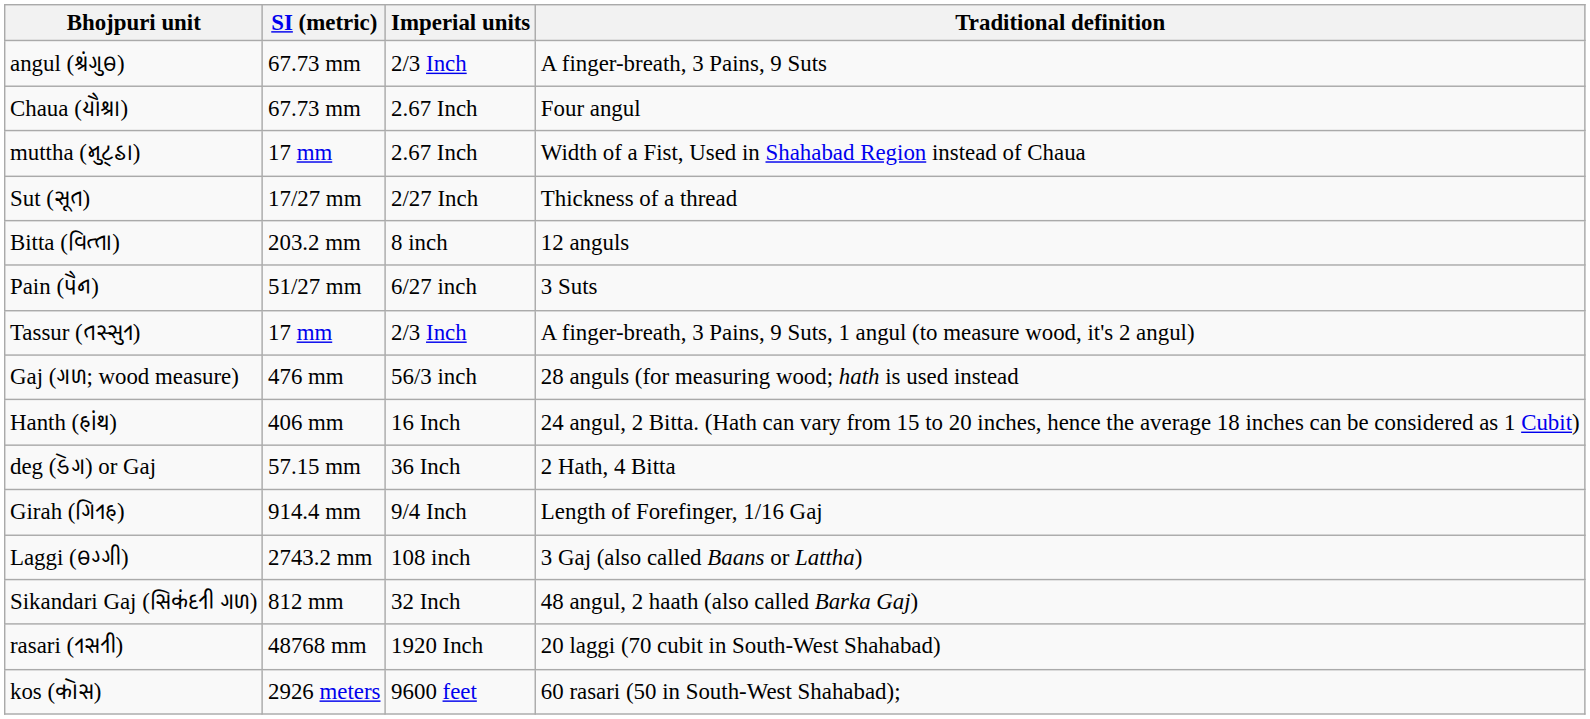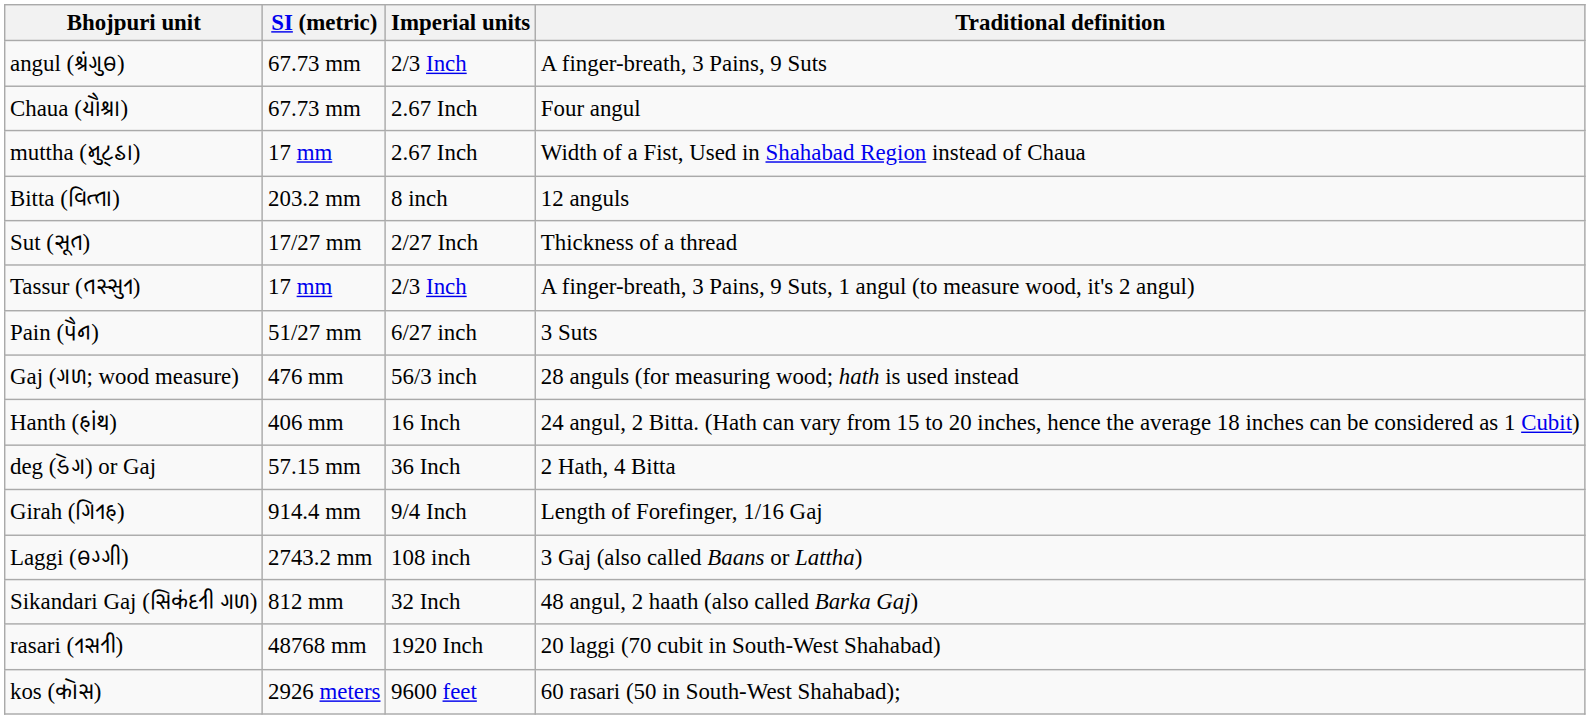rows swapped: (65, 242) <-> (50, 197)
rows swapped: (54, 287) <-> (75, 332)
